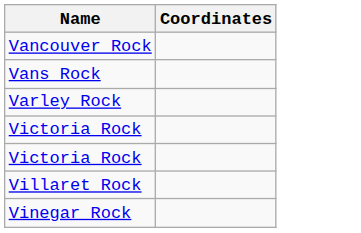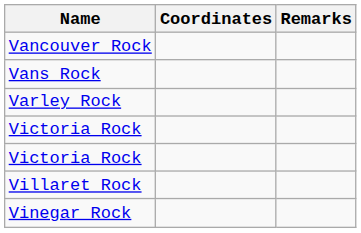+ column: (316, 19)
